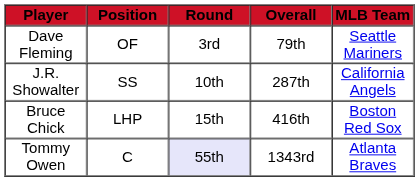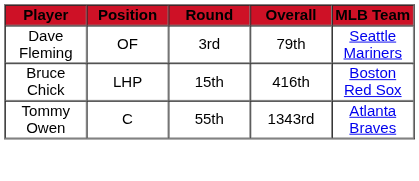- row: (46, 82)
(209, 157) lavender background -> (209, 119) no background
